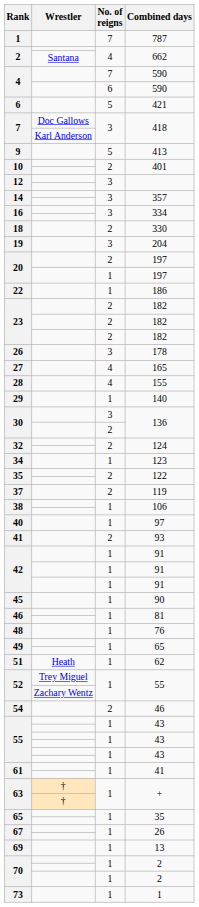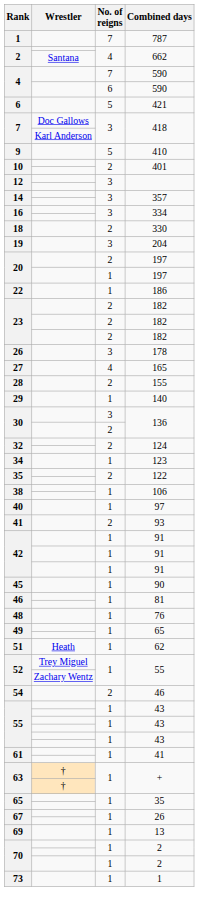(159, 151) 413 -> (159, 151) 410
(110, 383) 4 -> (110, 383) 2
- row: (18, 492)
